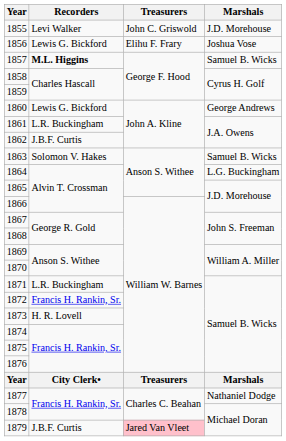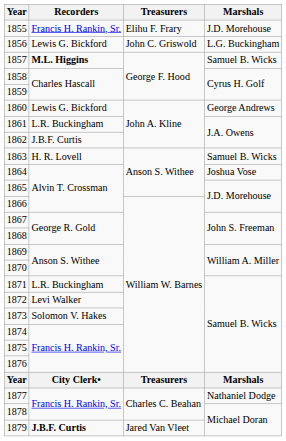(56, 28) Levi Walker -> (76, 28) Francis H. Rankin, Sr.
(161, 28) John C. Griswold -> (154, 28) Elihu F. Frary
(154, 44) Elihu F. Frary -> (161, 44) John C. Griswold
(232, 44) Joshua Vose -> (243, 44) L.G. Buckingham
(69, 156) Solomon V. Hakes -> (57, 156) H. R. Lovell
(243, 172) L.G. Buckingham -> (232, 172) Joshua Vose
(76, 300) Francis H. Rankin, Sr. -> (56, 300) Levi Walker
(57, 316) H. R. Lovell -> (69, 316) Solomon V. Hakes
(57, 428) normal -> (59, 428) bold
(157, 428) pink background -> (157, 428) no background
